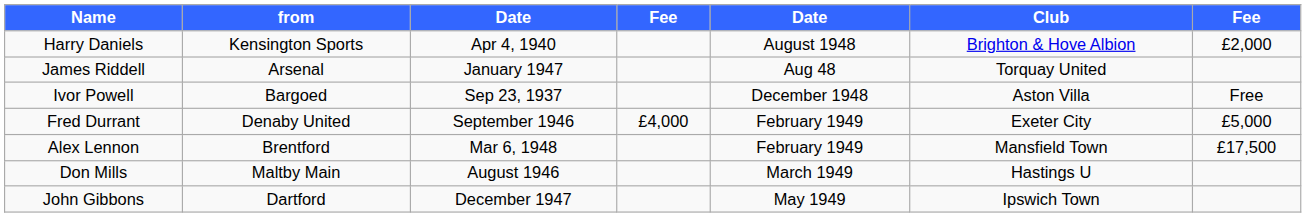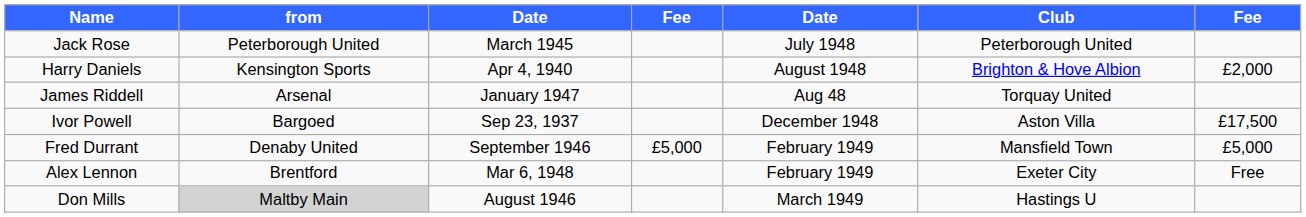+ row: (92, 44)
(1246, 96) Free -> (1248, 122) £17,500
(663, 122) £4,000 -> (677, 148) £5,000
(1051, 122) Exeter City -> (1056, 148) Mansfield Town
(1051, 148) Mansfield Town -> (1056, 174) Exeter City
(1246, 148) £17,500 -> (1248, 174) Free
(296, 174) no background -> (304, 199) lightgrey background
- row: (93, 199)
